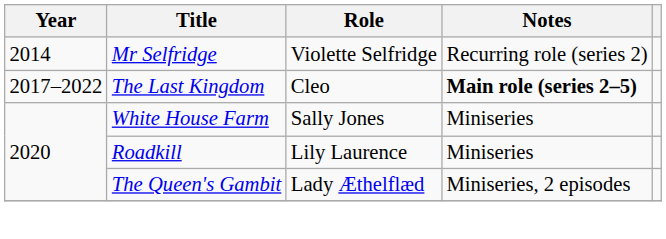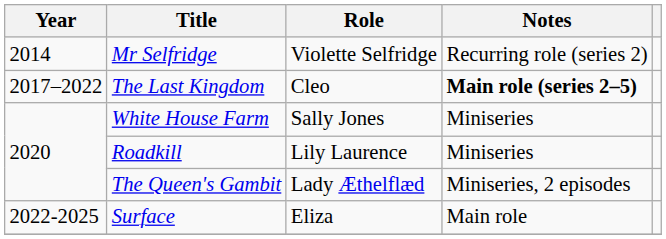+ row: (143, 217)
